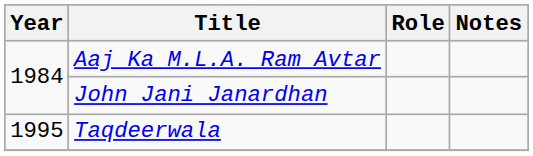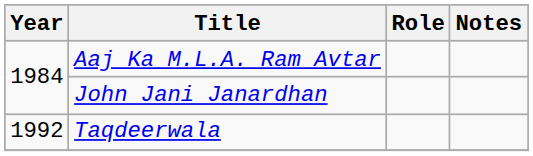(37, 132) 1995 -> (37, 132) 1992
